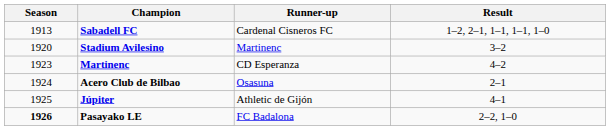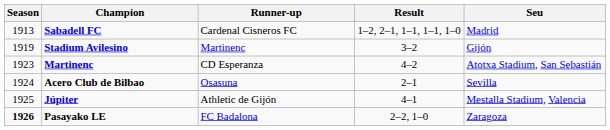+ column: (535, 13)
(41, 47) 1920 -> (23, 47) 1919
